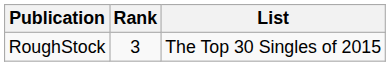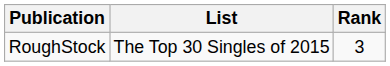columns swapped: (135, 18) <-> (273, 18)
